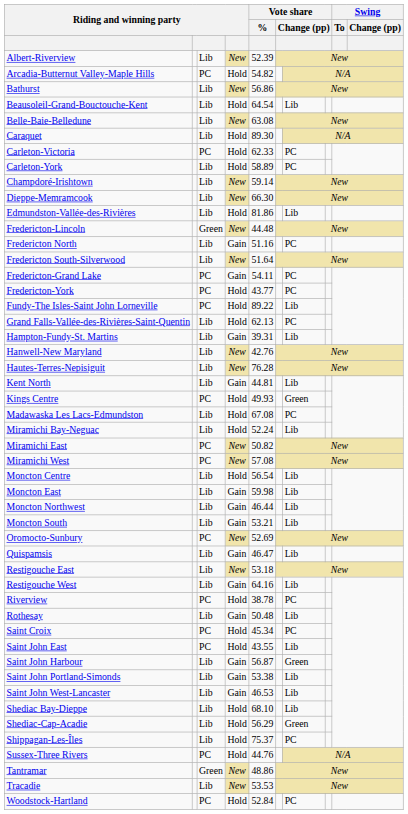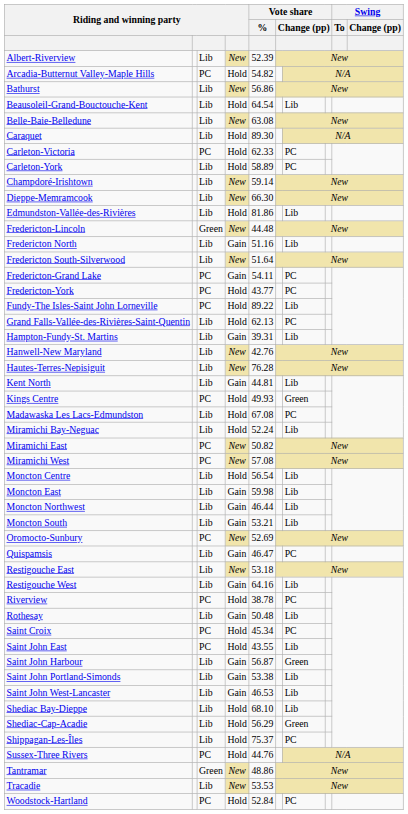(291, 244) PC -> (291, 244) Lib
(291, 553) Lib -> (291, 553) PC
